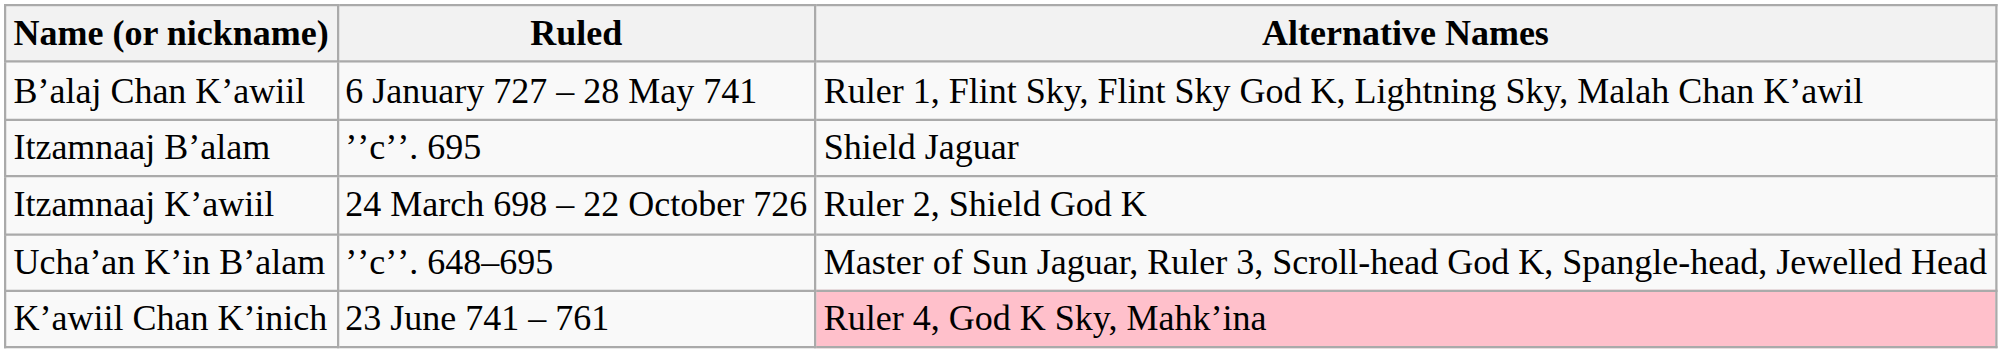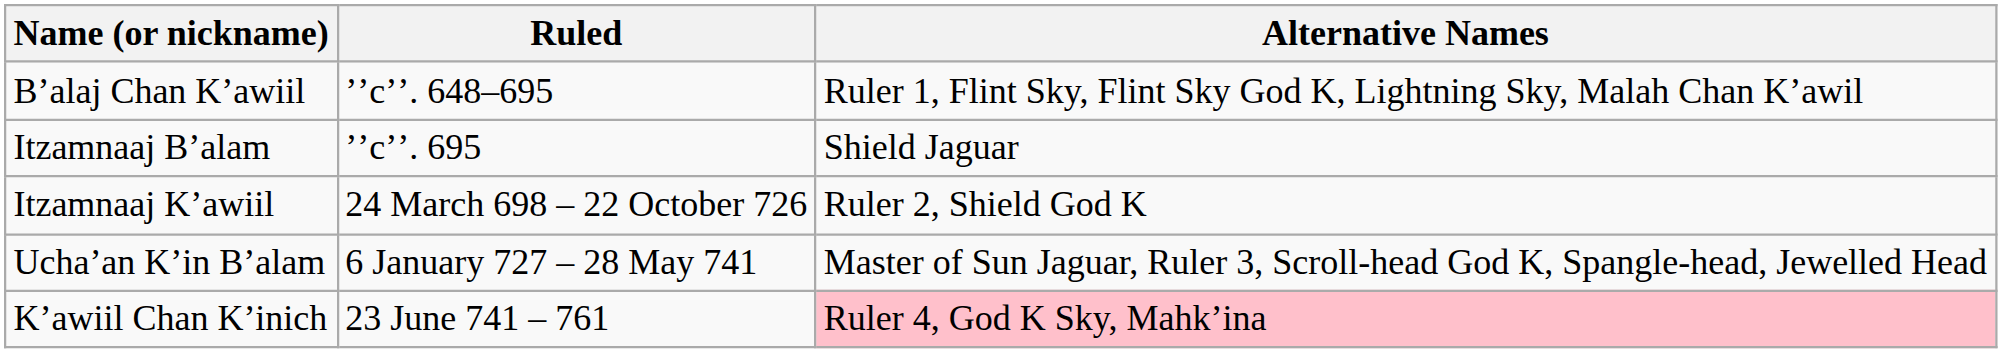(551, 90) 6 January 727 – 28 May 741 -> (449, 90) ʼʼcʼʼ. 648–695
(449, 261) ʼʼcʼʼ. 648–695 -> (551, 261) 6 January 727 – 28 May 741
